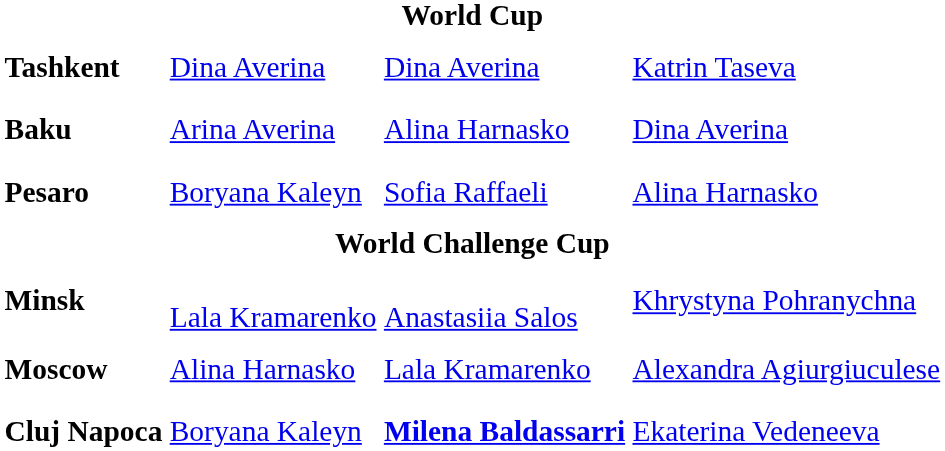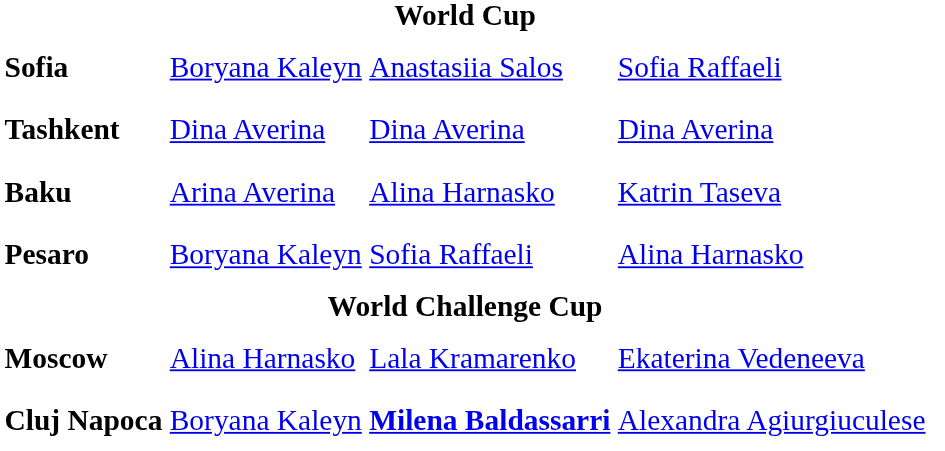+ row: (36, 67)
(714, 67) Katrin Taseva -> (696, 129) Dina Averina
(710, 129) Dina Averina -> (699, 192) Katrin Taseva
- row: (45, 300)
(786, 368) Alexandra Agiurgiuculese -> (741, 357) Ekaterina Vedeneeva
(756, 431) Ekaterina Vedeneeva -> (772, 420) Alexandra Agiurgiuculese
